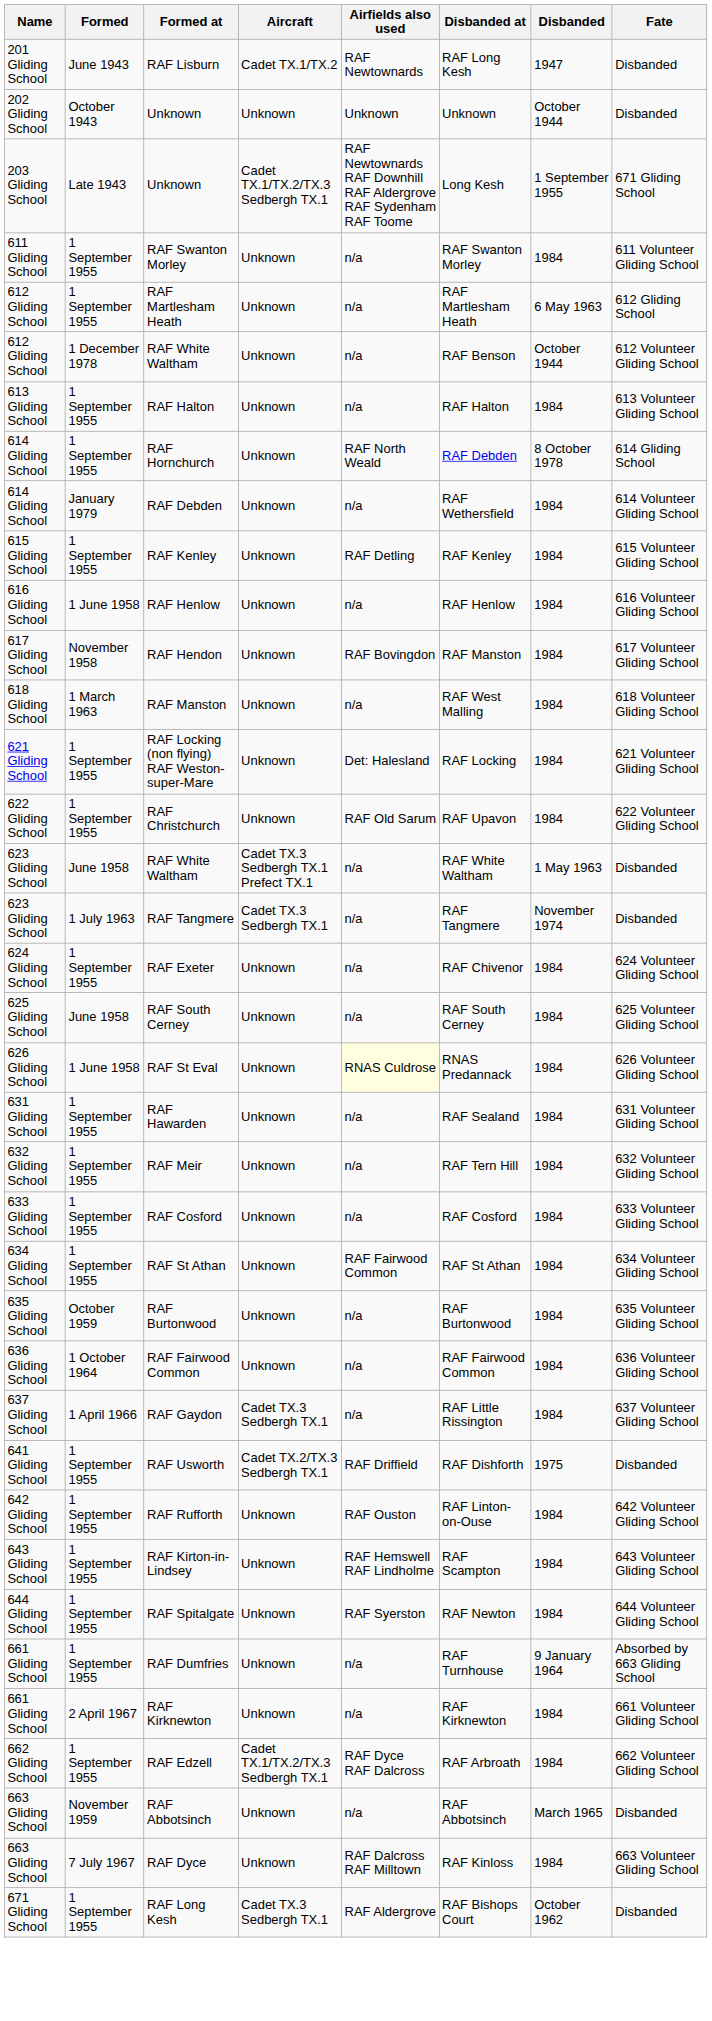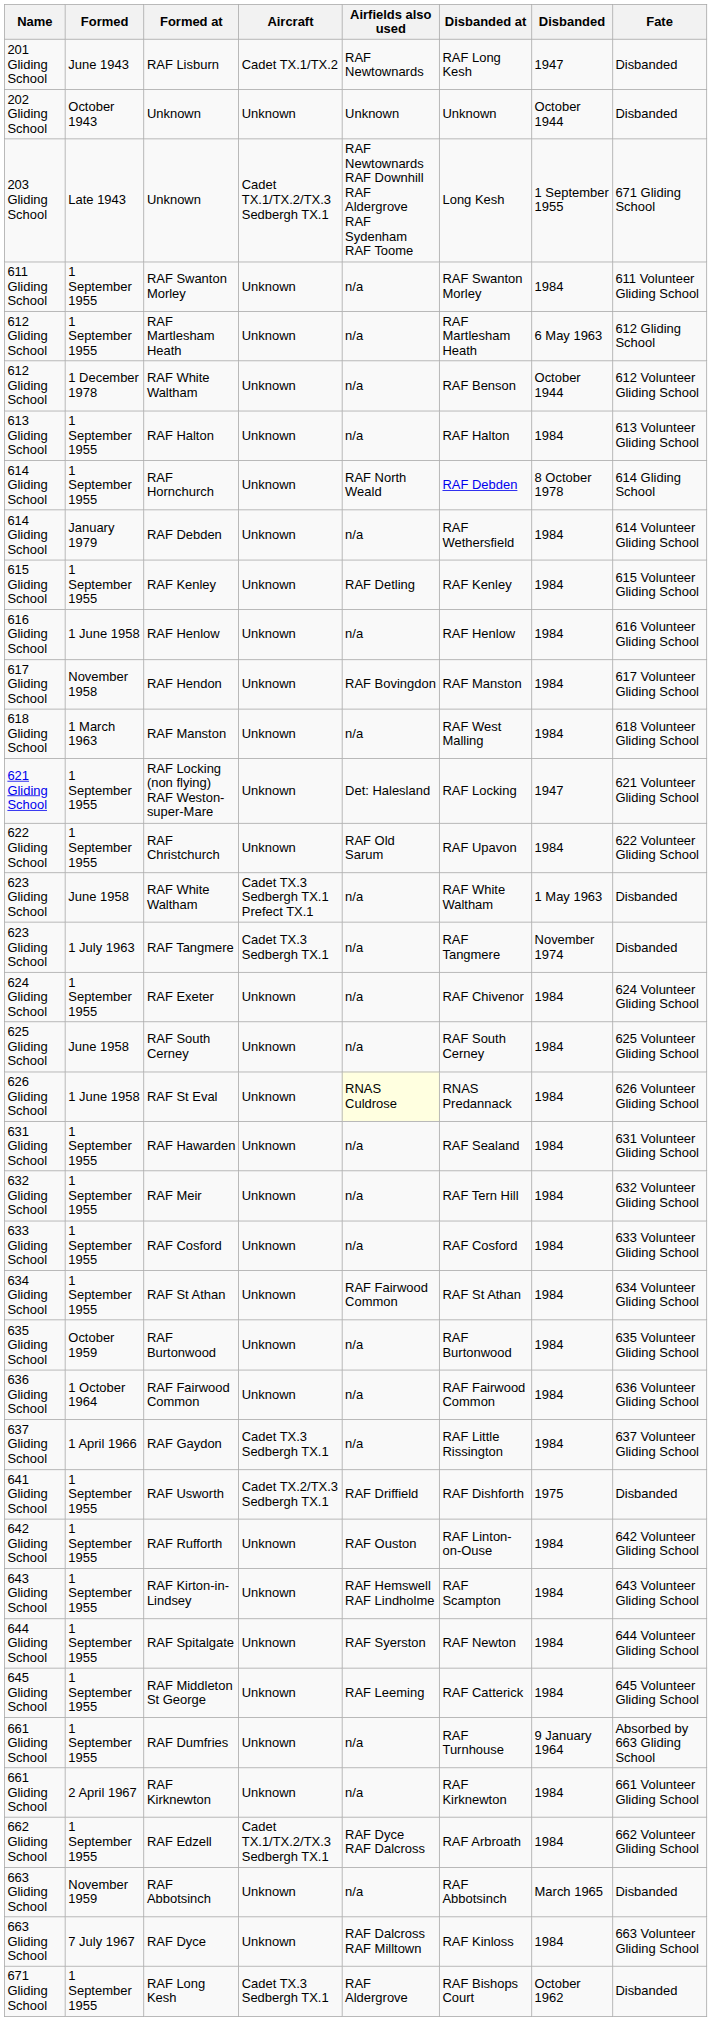(549, 761) 1984 -> (549, 790) 1947
+ row: (28, 1693)
